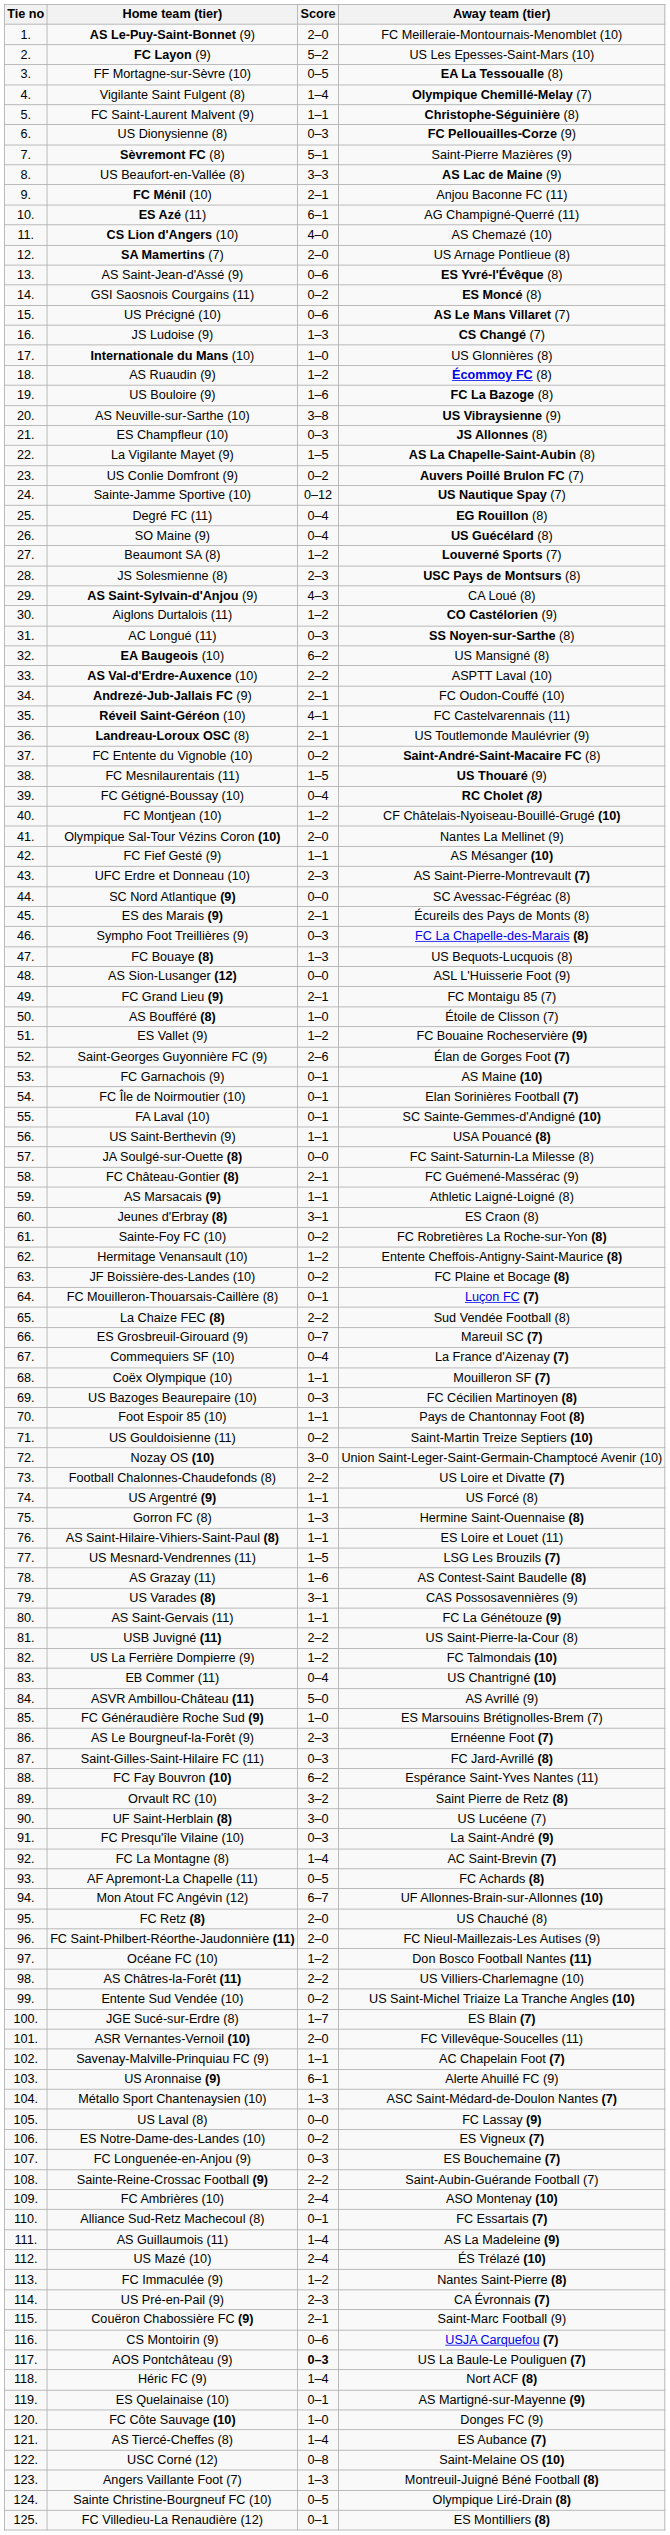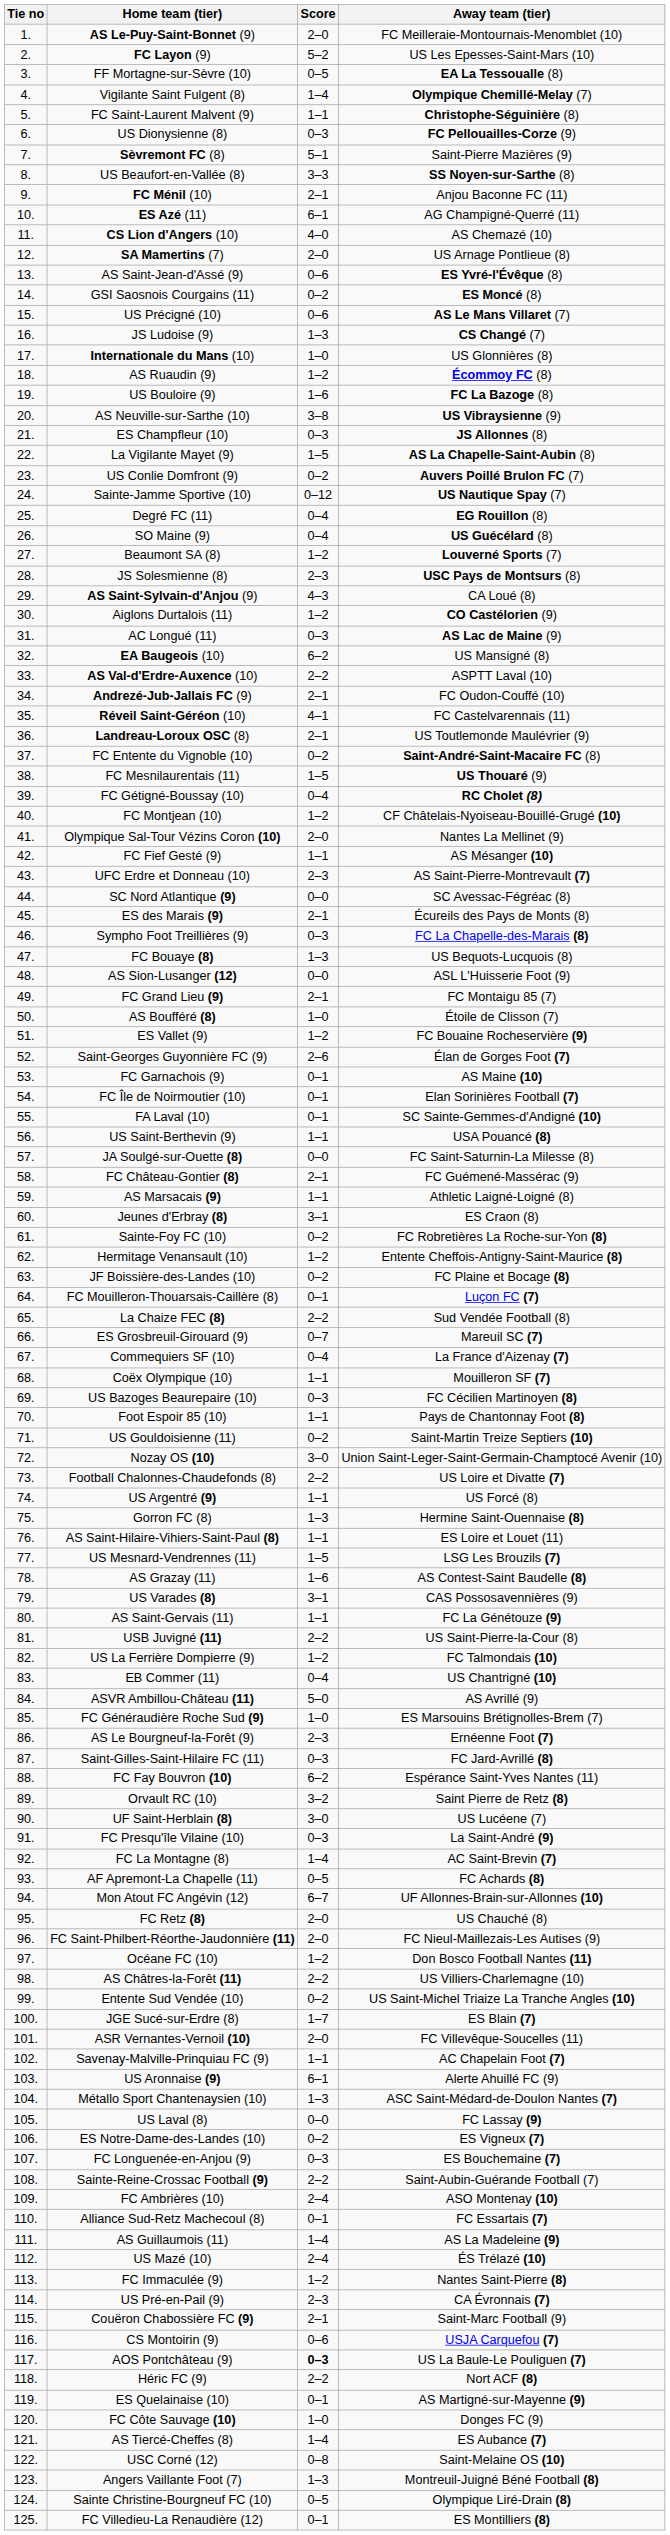(502, 174) AS Lac de Maine (9) -> (502, 174) SS Noyen-sur-Sarthe (8)
(502, 635) SS Noyen-sur-Sarthe (8) -> (502, 635) AS Lac de Maine (9)
(318, 2379) 1–4 -> (318, 2379) 2–2
